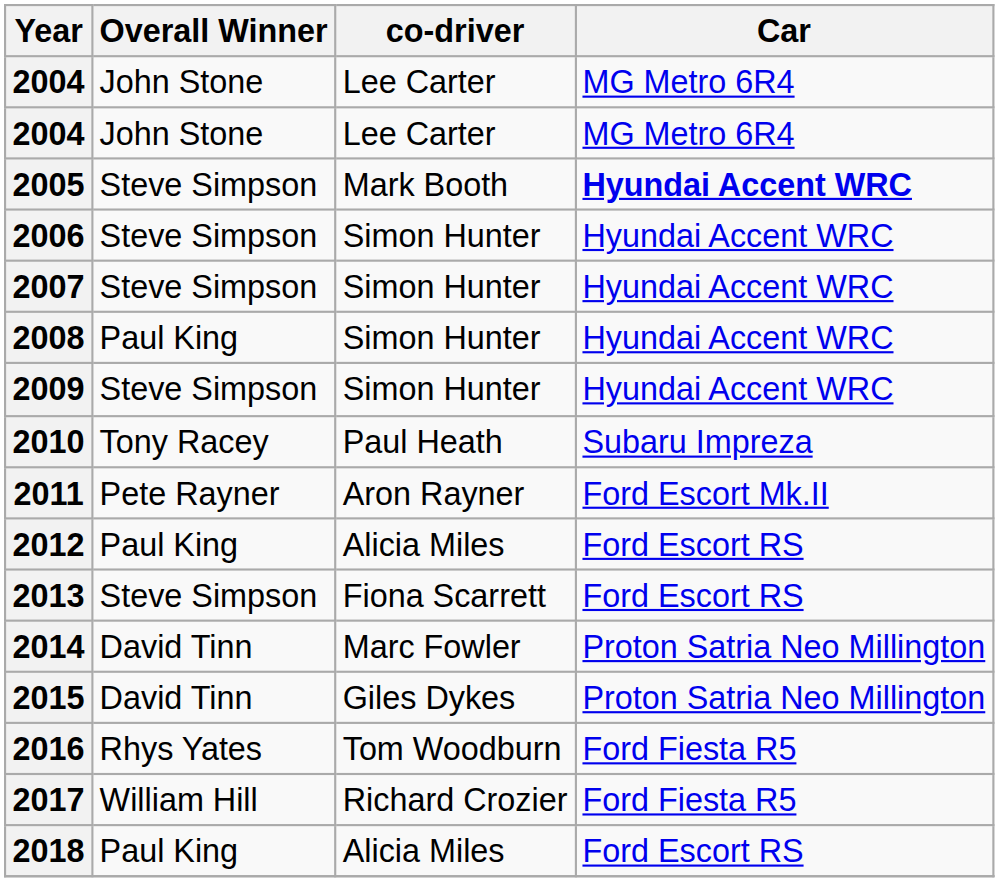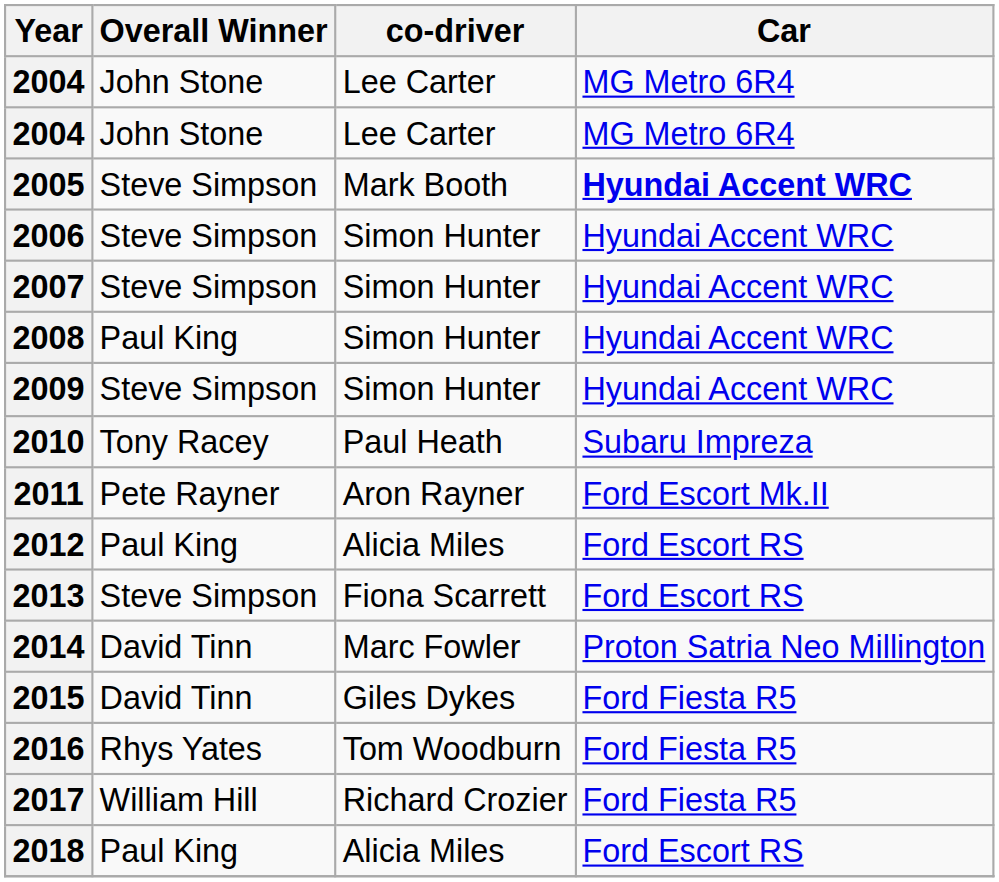(784, 697) Proton Satria Neo Millington -> (689, 697) Ford Fiesta R5
